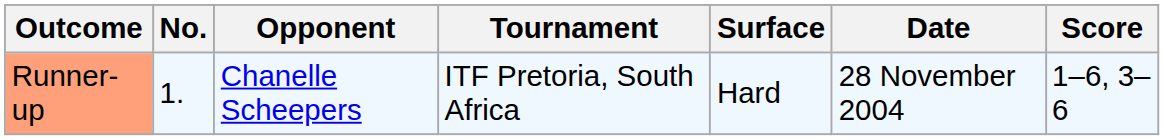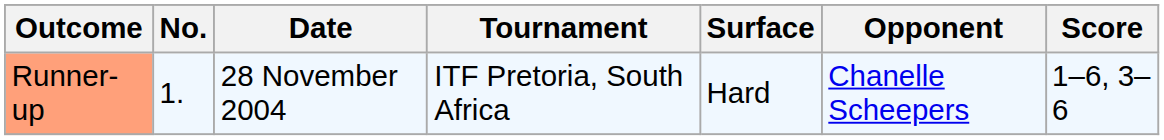columns swapped: (939, 27) <-> (326, 27)
